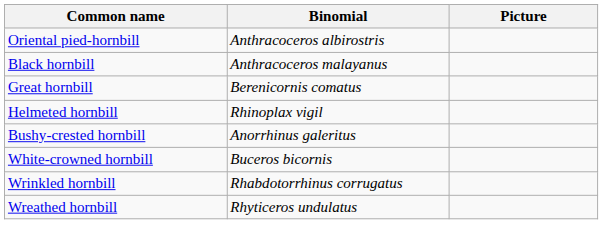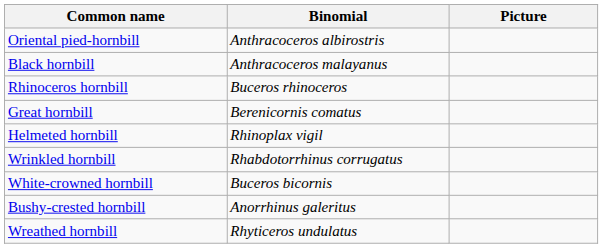+ row: (68, 87)
rows swapped: (77, 135) <-> (62, 183)
